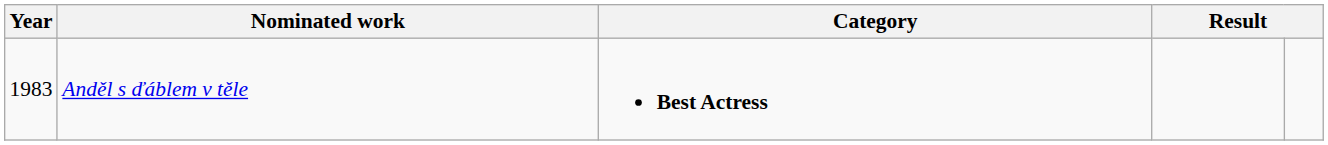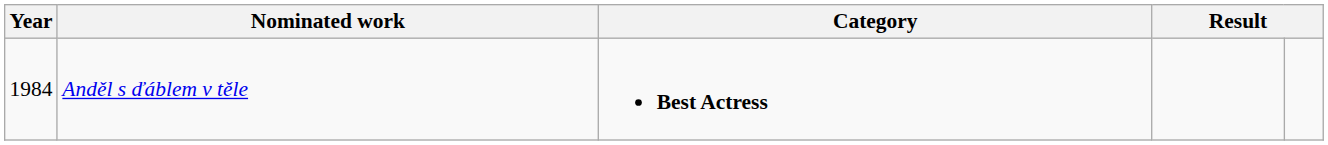(31, 89) 1983 -> (31, 89) 1984
